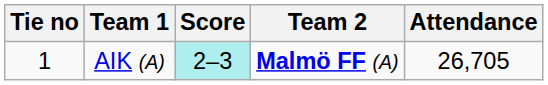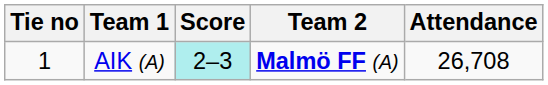(474, 60) 26,705 -> (474, 60) 26,708
